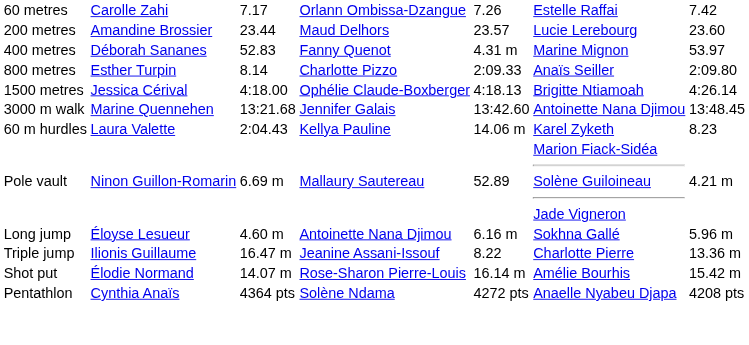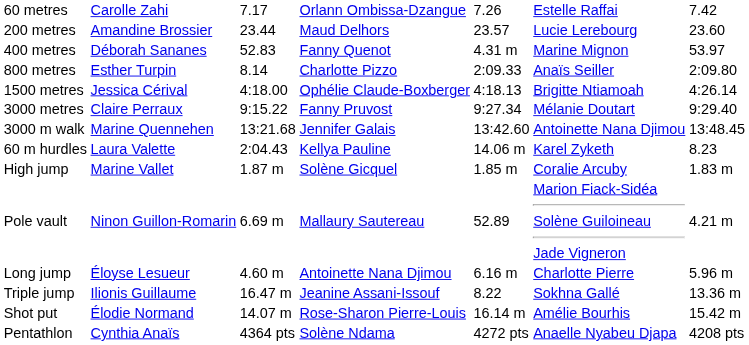+ row: (44, 109)
+ row: (36, 169)
(576, 234) Sokhna Gallé -> (584, 273) Charlotte Pierre
(584, 253) Charlotte Pierre -> (576, 293) Sokhna Gallé
